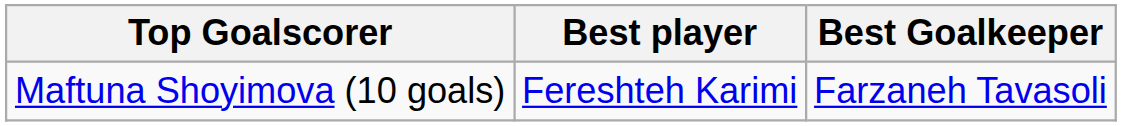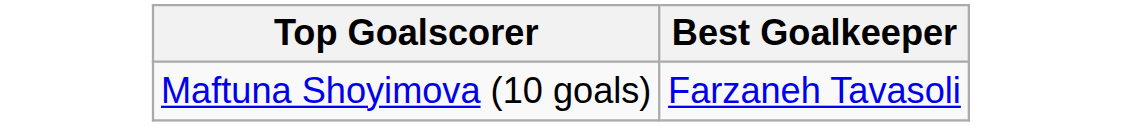- column: (660, 33)
